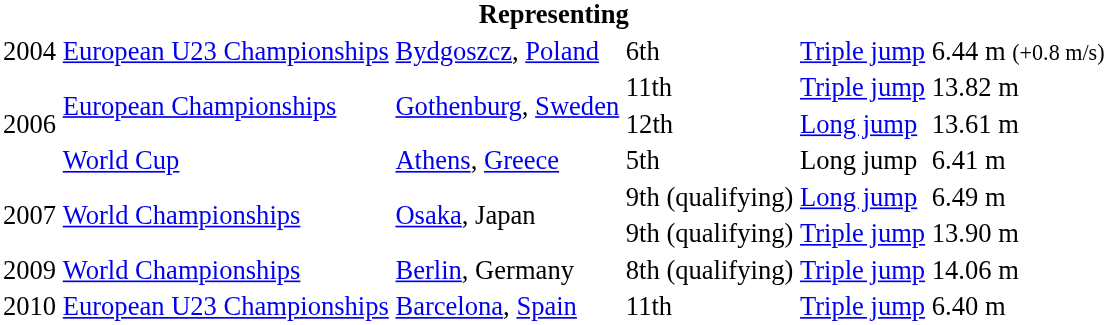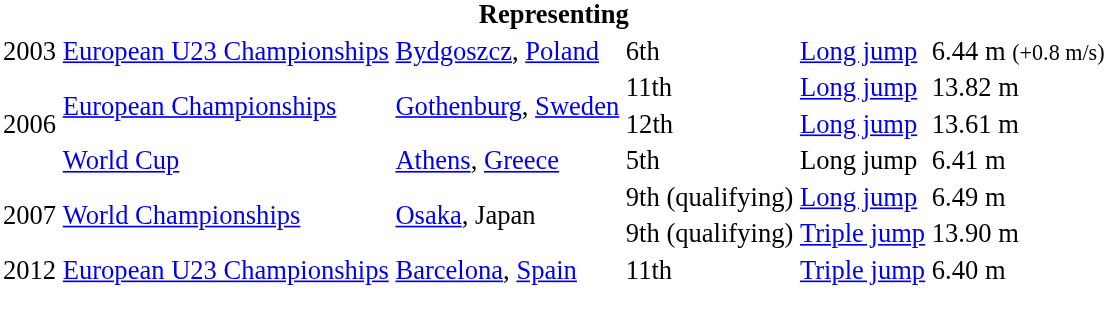(30, 51) 2004 -> (30, 51) 2003
(863, 51) Triple jump -> (859, 51) Long jump
(863, 87) Triple jump -> (859, 87) Long jump
- row: (485, 270)
(30, 306) 2010 -> (30, 270) 2012
